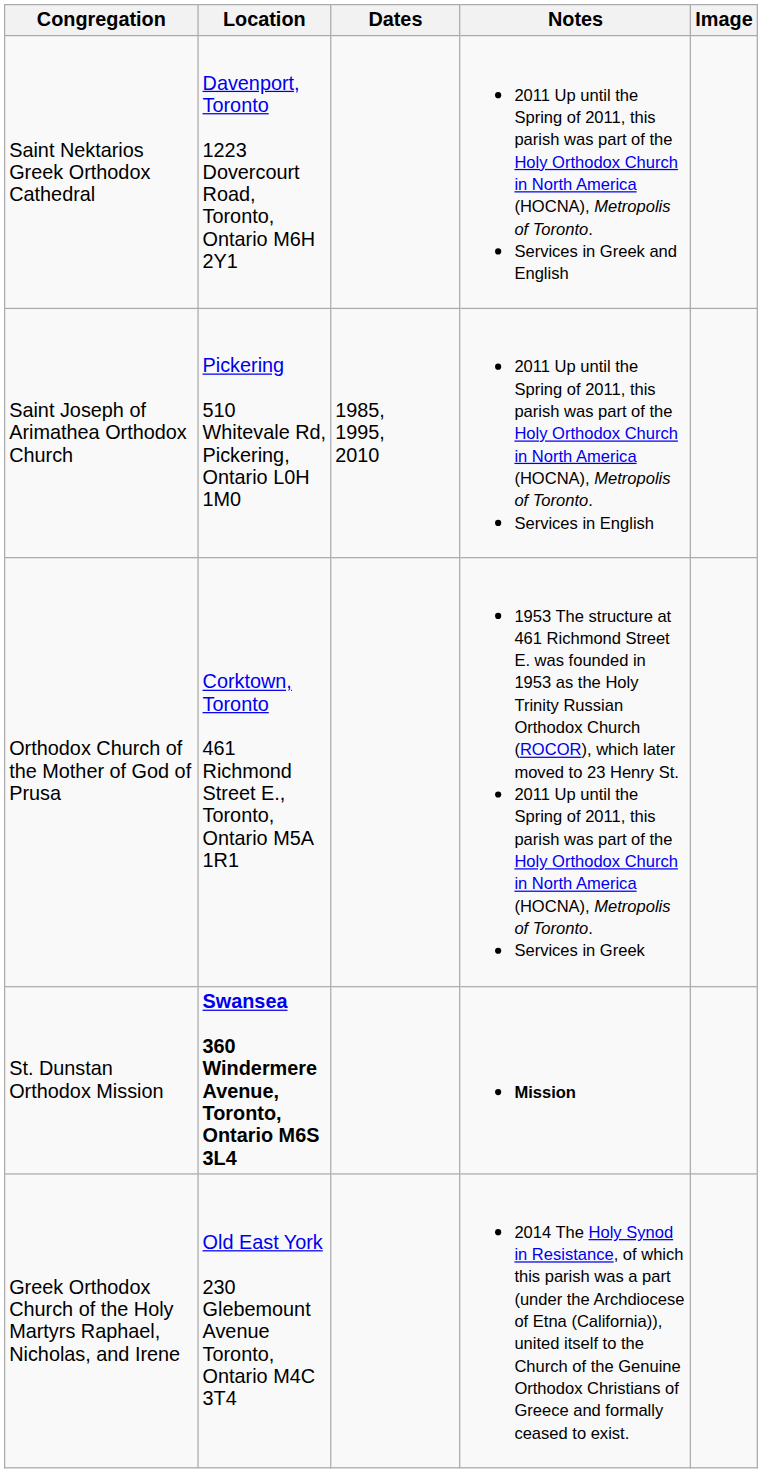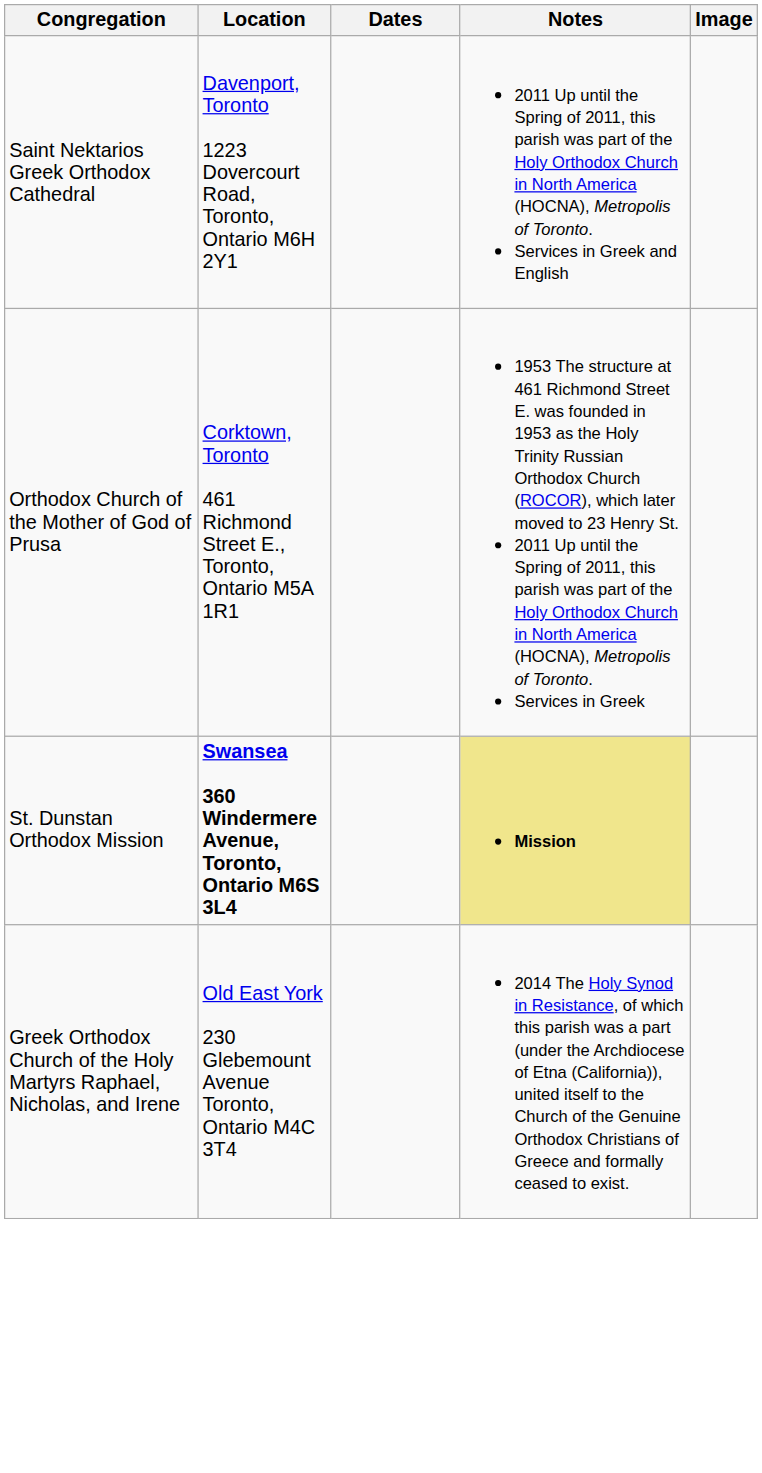- row: (98, 432)
(575, 1091) no background -> (575, 841) khaki background
